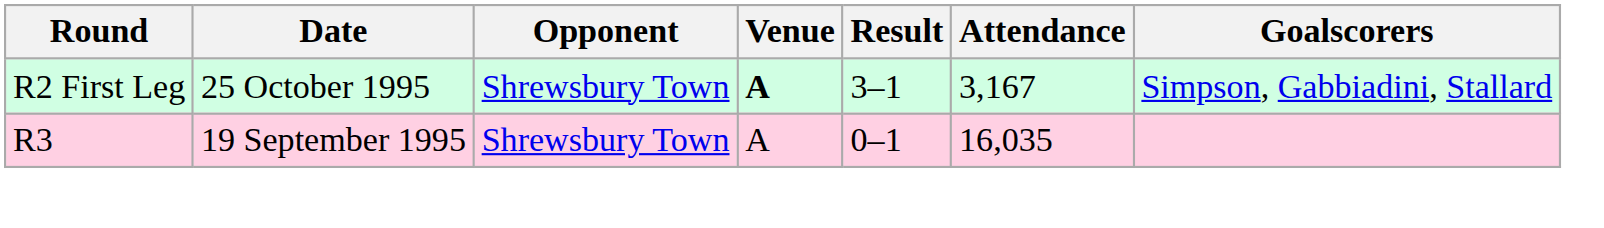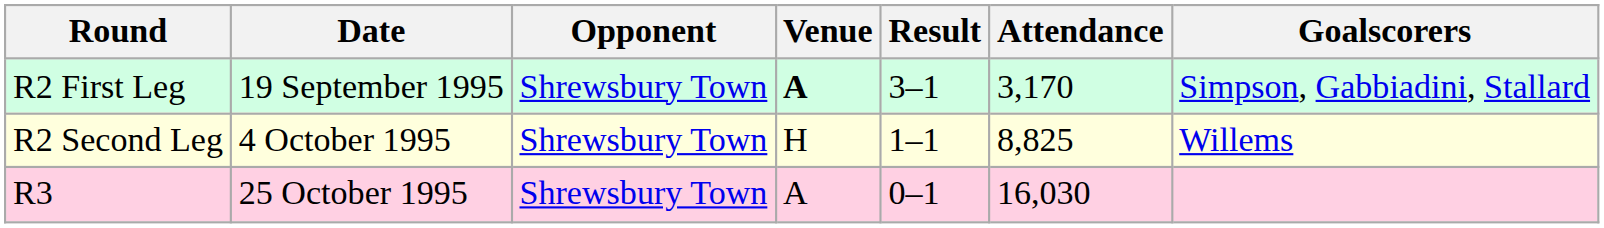(315, 85) 25 October 1995 -> (371, 85) 19 September 1995
(997, 85) 3,167 -> (1035, 85) 3,170
+ row: (118, 139)
(333, 139) 19 September 1995 -> (353, 193) 25 October 1995
(1006, 139) 16,035 -> (1044, 193) 16,030
